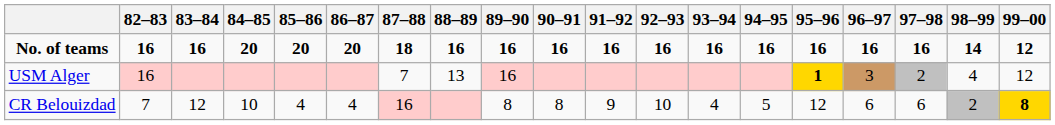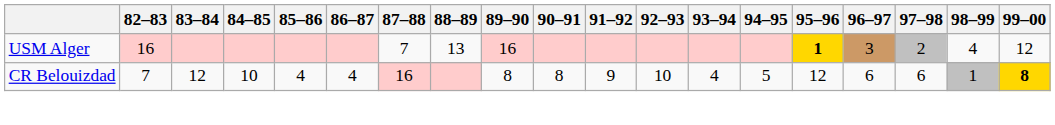- row: (62, 47)
(973, 105) 2 -> (973, 76) 1
